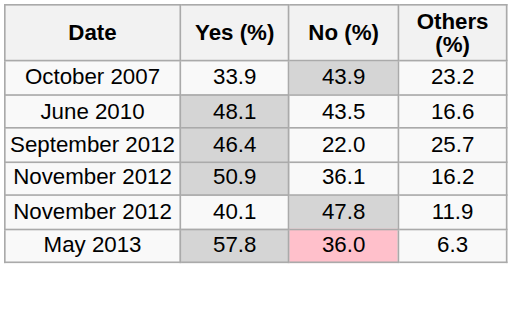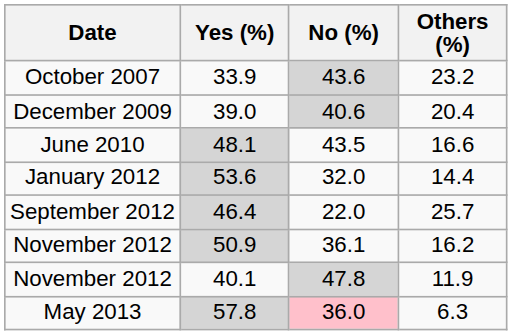(344, 77) 43.9 -> (344, 77) 43.6
+ row: (235, 110)
+ row: (235, 177)
